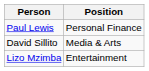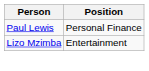- row: (32, 43)
